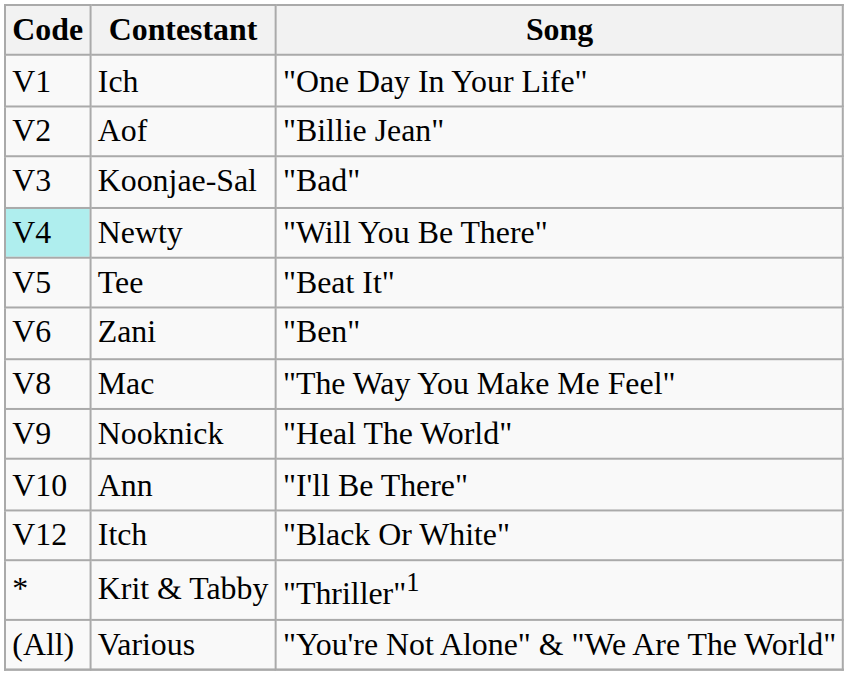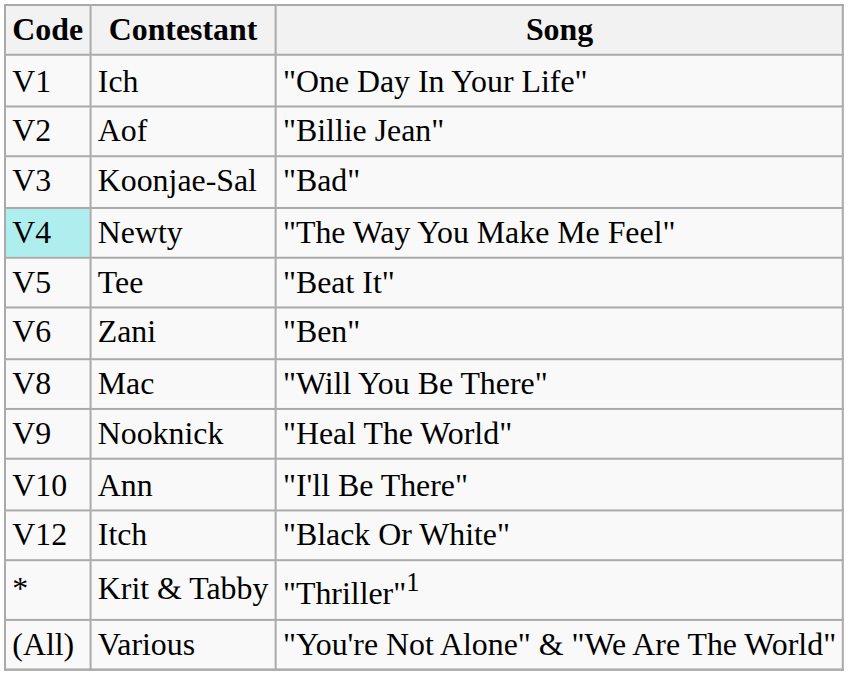(415, 231) "Will You Be There" -> (479, 231) "The Way You Make Me Feel"
(479, 383) "The Way You Make Me Feel" -> (415, 383) "Will You Be There"
